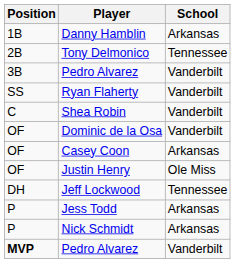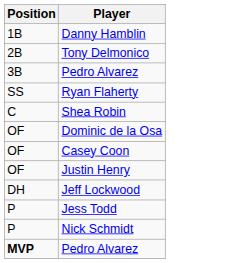- column: (198, 14)
